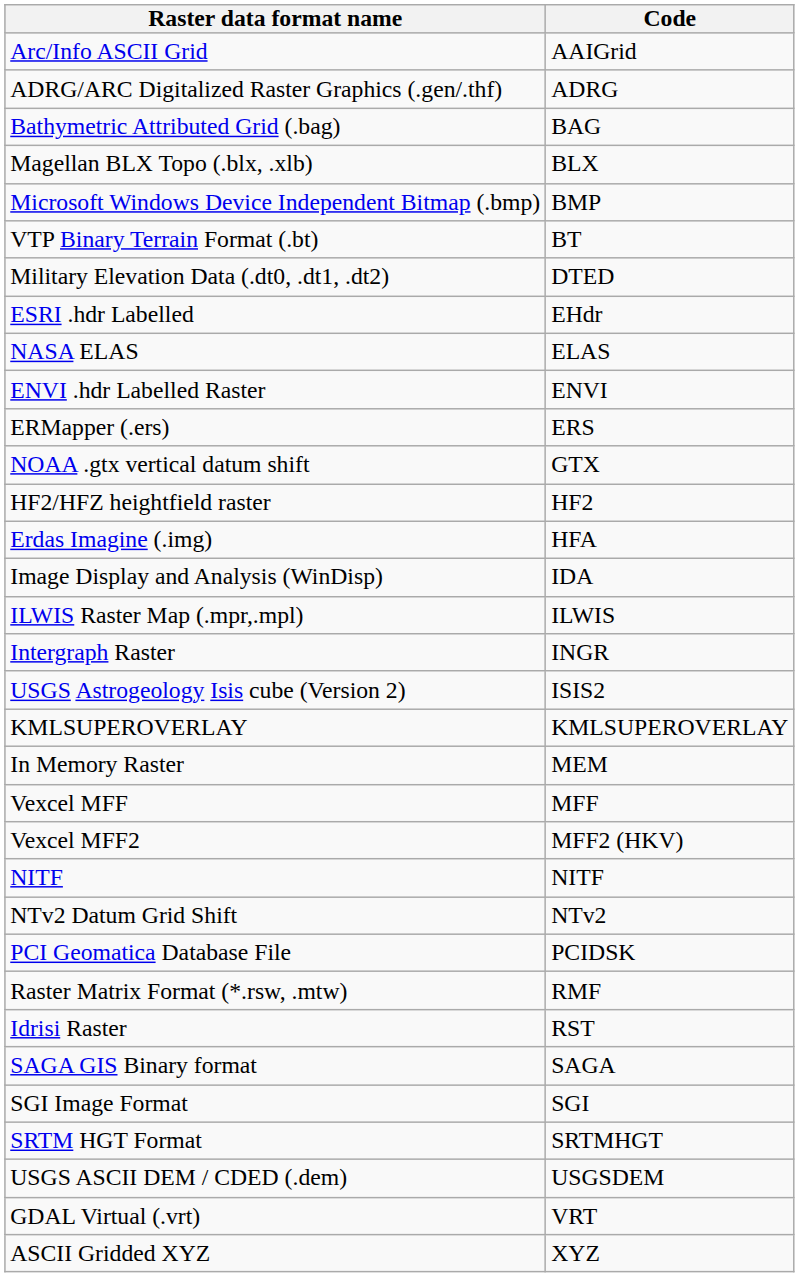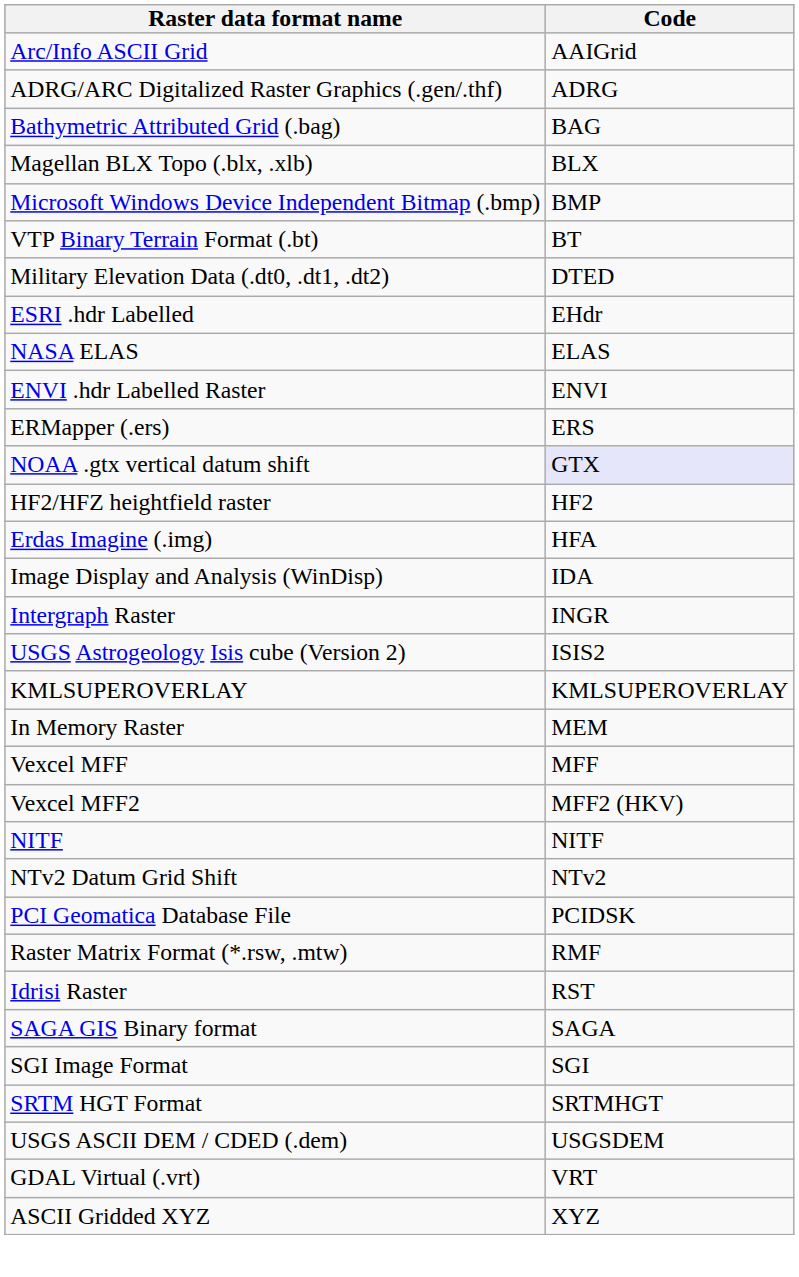(576, 464) no background -> (576, 464) lavender background
- row: (157, 614)
